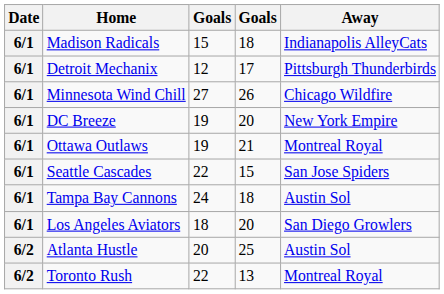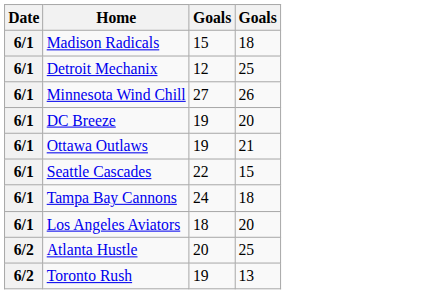- column: (360, 17)
(246, 69) 17 -> (246, 69) 25
(201, 275) 22 -> (201, 275) 19
